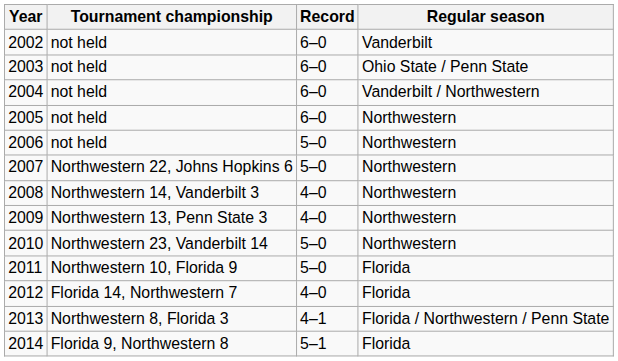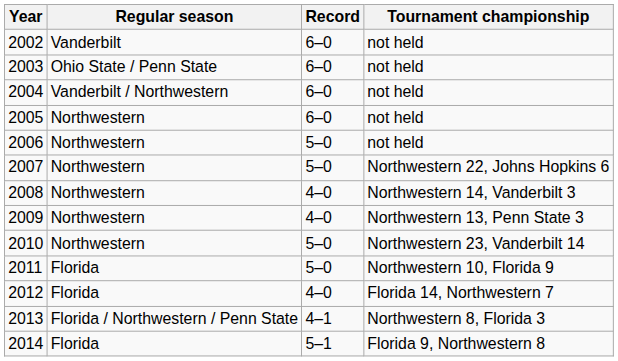columns swapped: (486, 17) <-> (172, 17)
